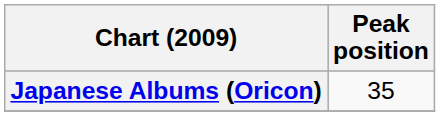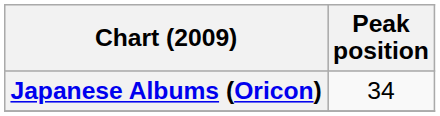(381, 90) 35 -> (381, 90) 34
